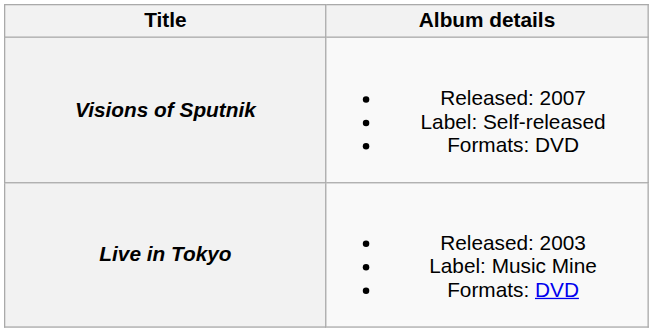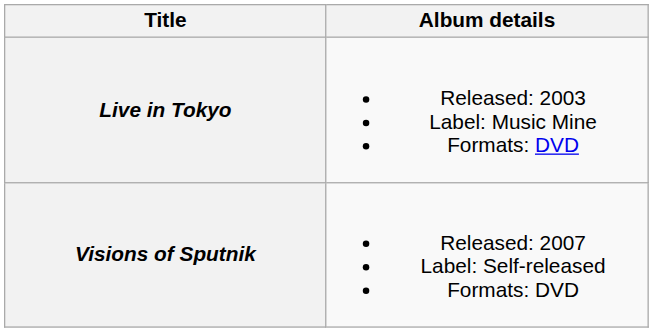rows swapped: (165, 254) <-> (165, 109)
